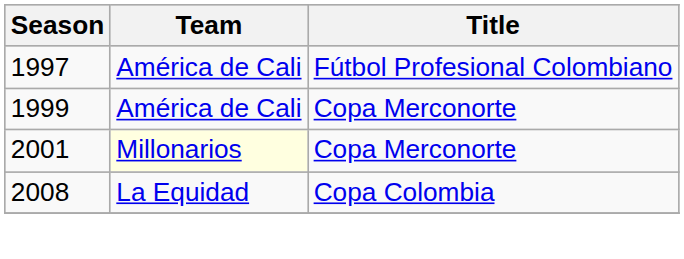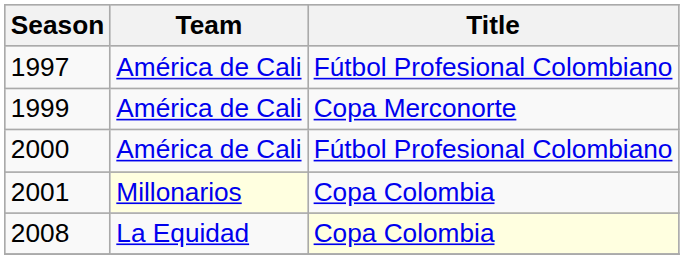+ row: (40, 150)
(415, 150) Copa Merconorte -> (404, 191) Copa Colombia
(404, 191) no background -> (404, 233) lightyellow background
